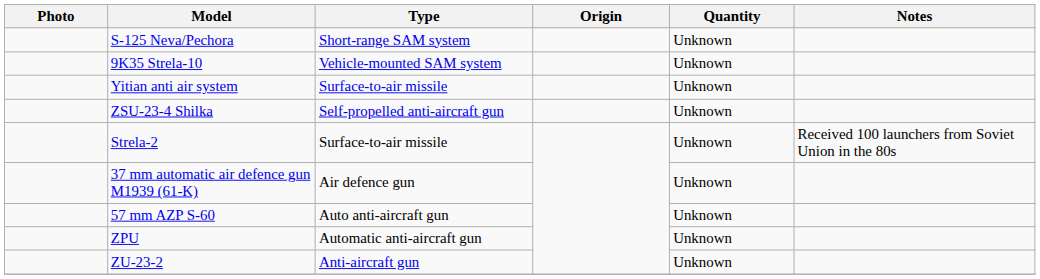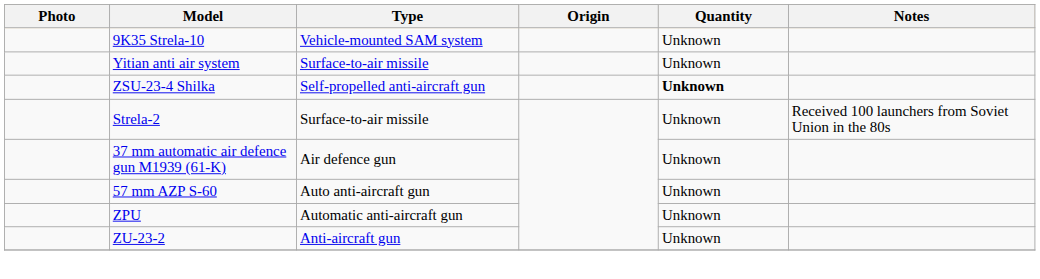- row: (172, 39)
(702, 110) normal -> (693, 87) bold
